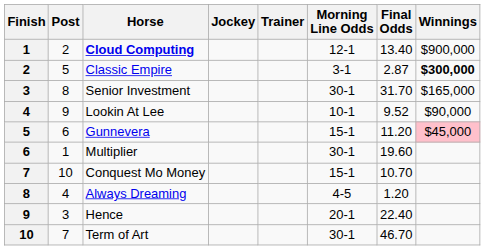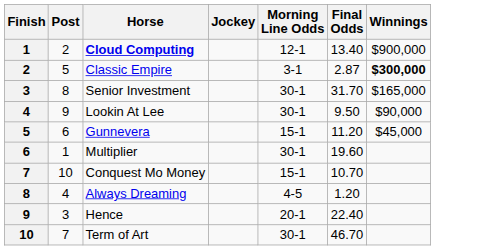- column: (283, 22)
(342, 111) 10-1 -> (293, 111) 30-1
(396, 111) 9.52 -> (347, 111) 9.50
(448, 132) pink background -> (399, 132) no background
